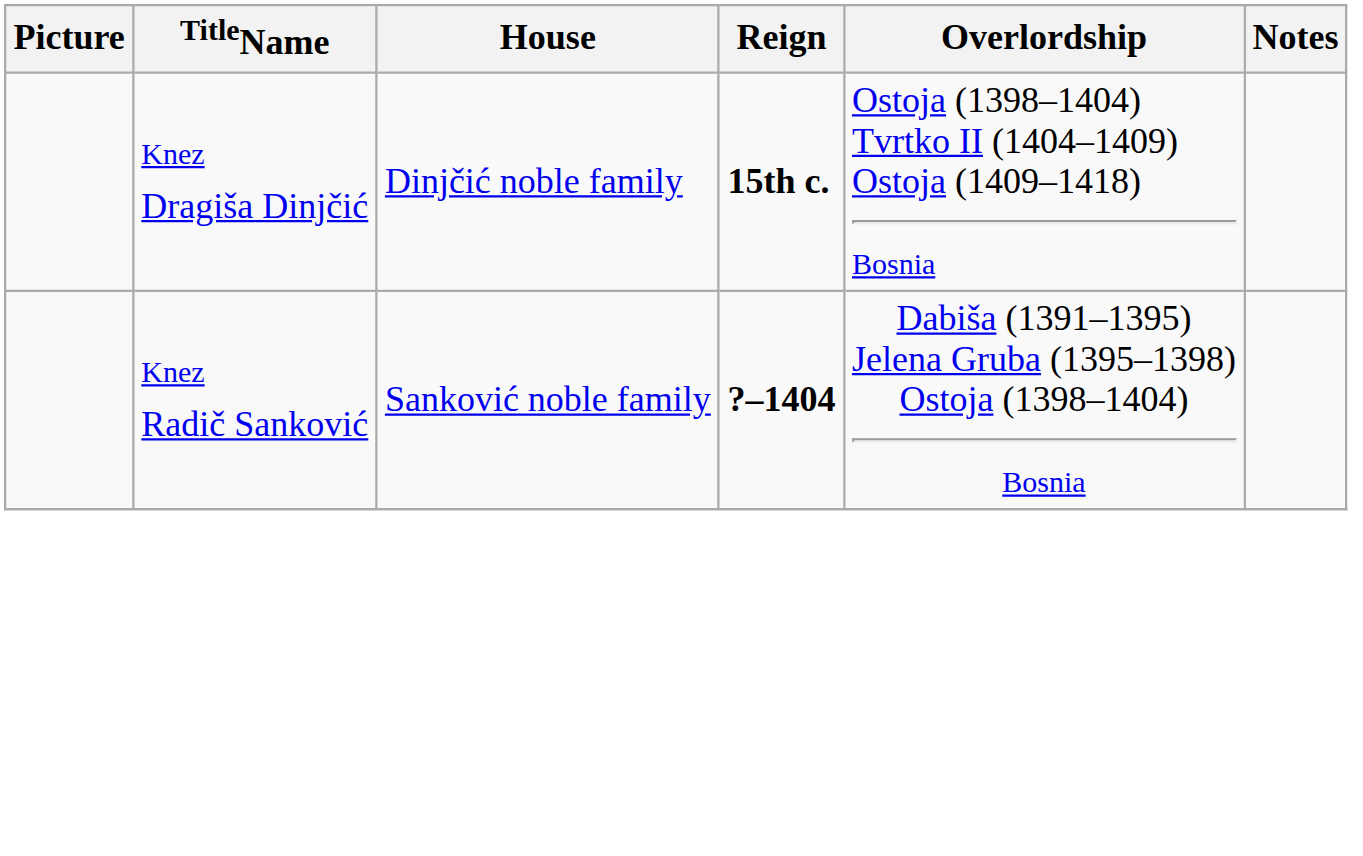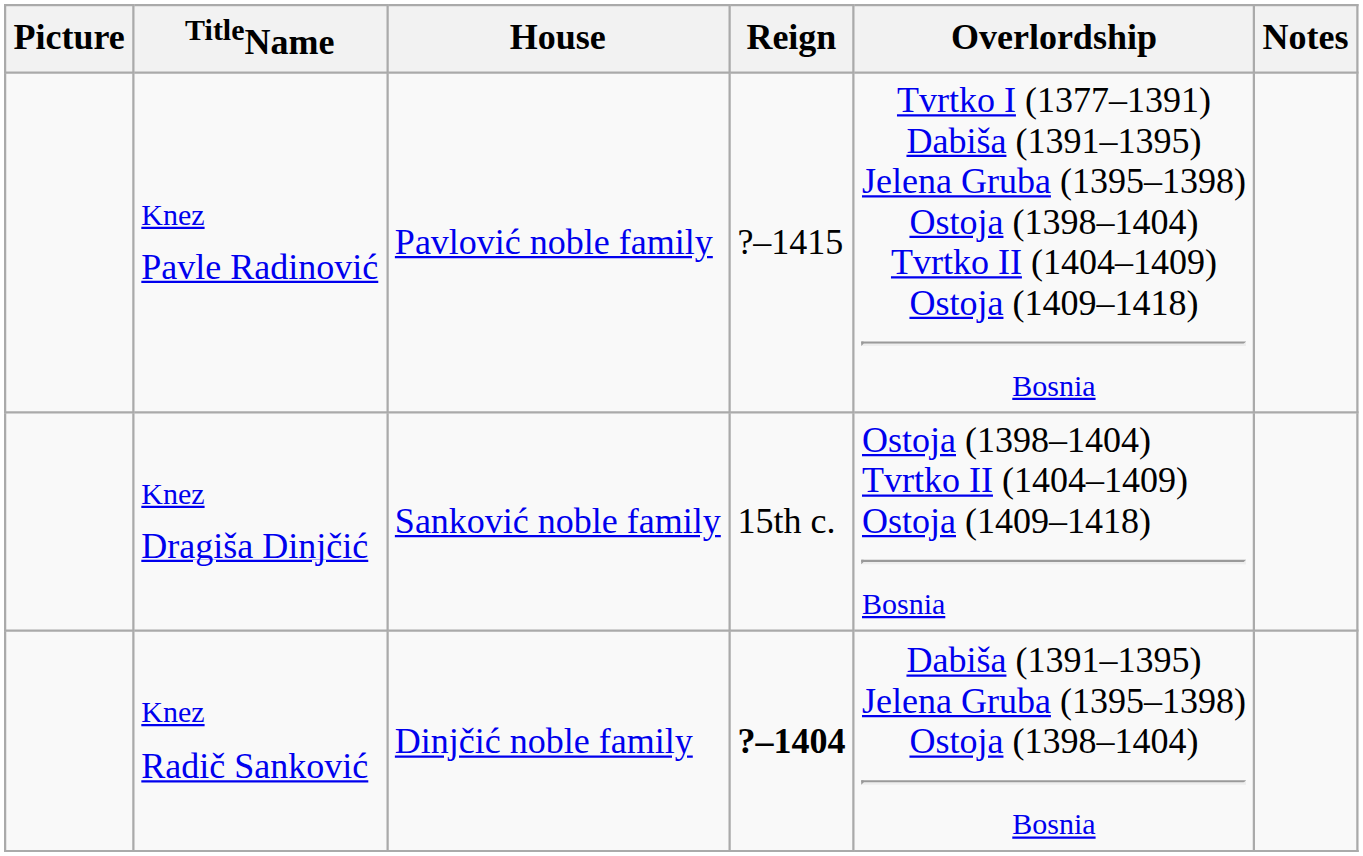+ row: (260, 241)
(534, 180) Dinjčić noble family -> (558, 521) Sanković noble family
(778, 180) bold -> (786, 521) normal
(548, 399) Sanković noble family -> (544, 740) Dinjčić noble family
